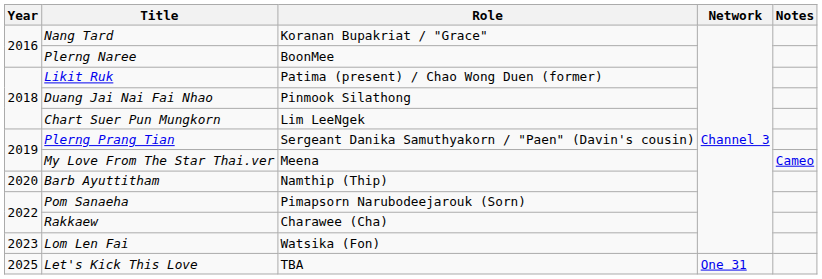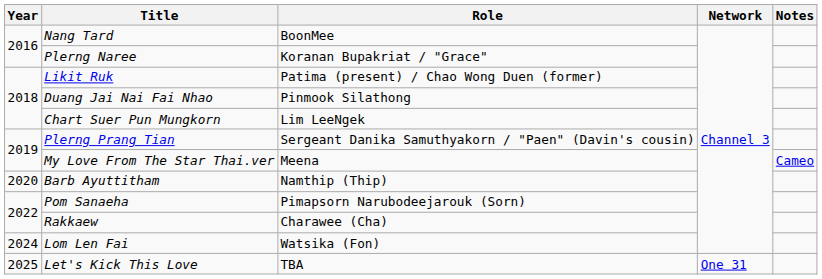(384, 36) Koranan Bupakriat / "Grace" -> (307, 36) BoonMee
(307, 56) BoonMee -> (384, 56) Koranan Bupakriat / "Grace"
(23, 243) 2023 -> (23, 243) 2024
